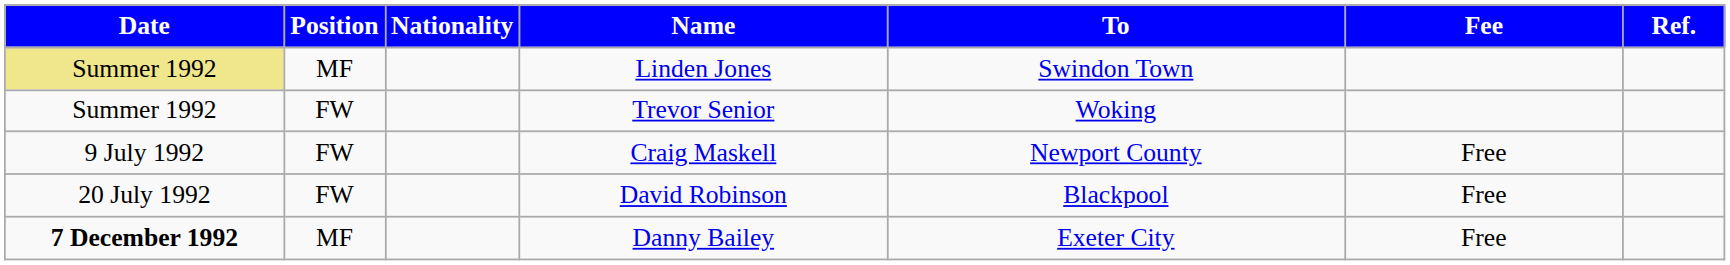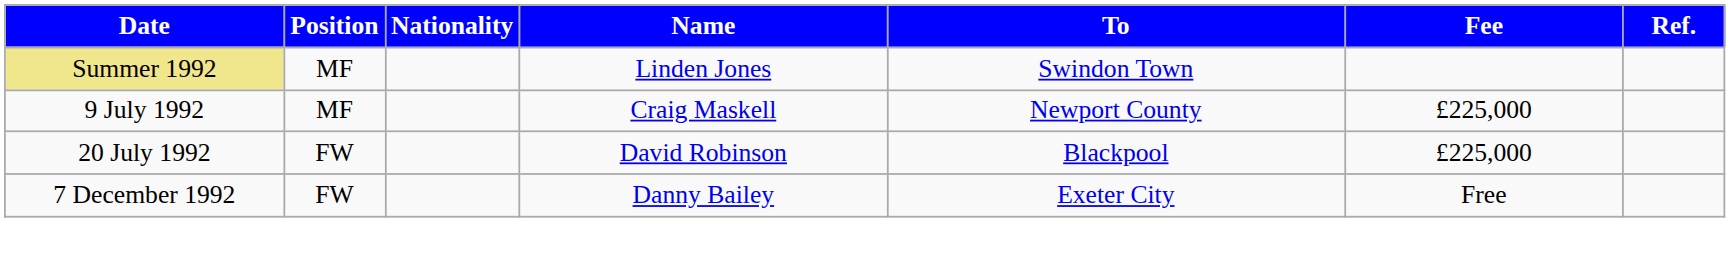- row: (703, 110)
(334, 152) FW -> (334, 110) MF
(1484, 152) Free -> (1484, 110) £225,000
(1484, 195) Free -> (1484, 152) £225,000
(144, 237) bold -> (144, 195) normal
(334, 237) MF -> (334, 195) FW
